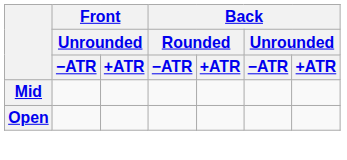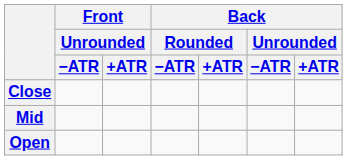+ row: (30, 92)
